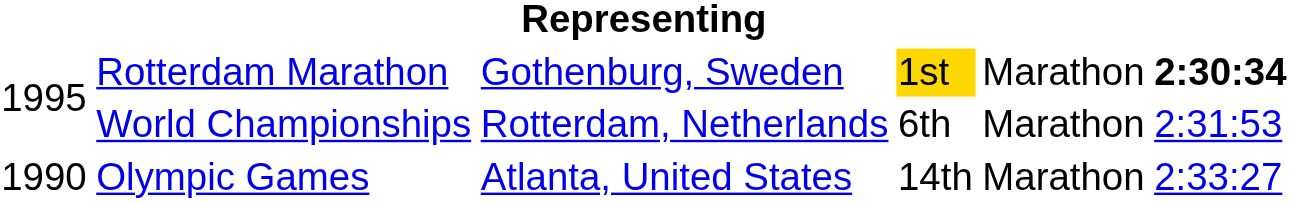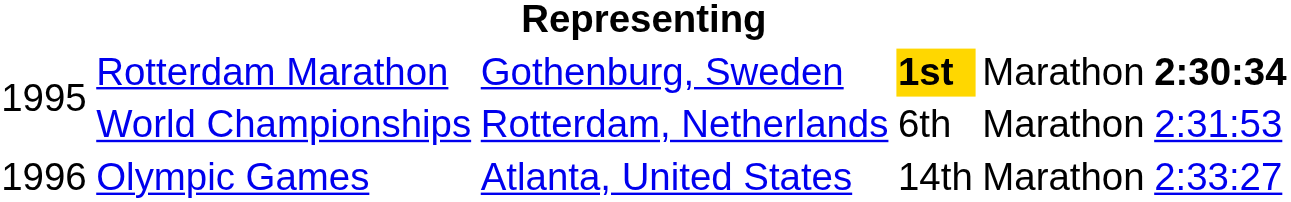(924, 71) normal -> (926, 71) bold
(44, 177) 1990 -> (44, 177) 1996
